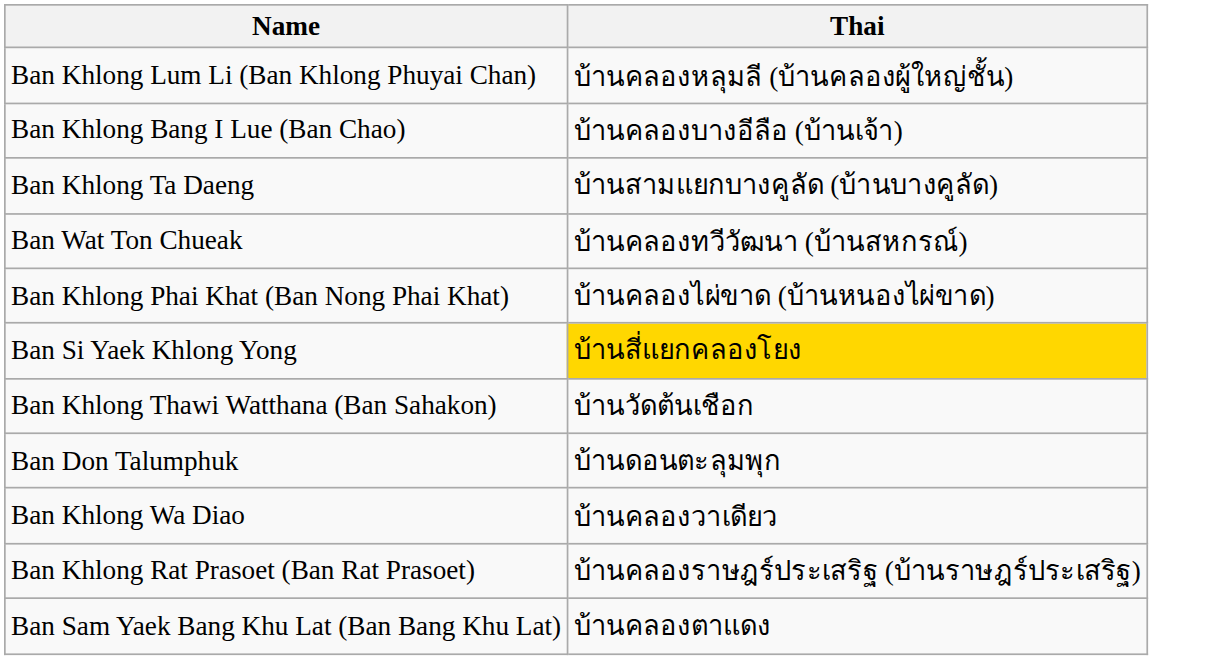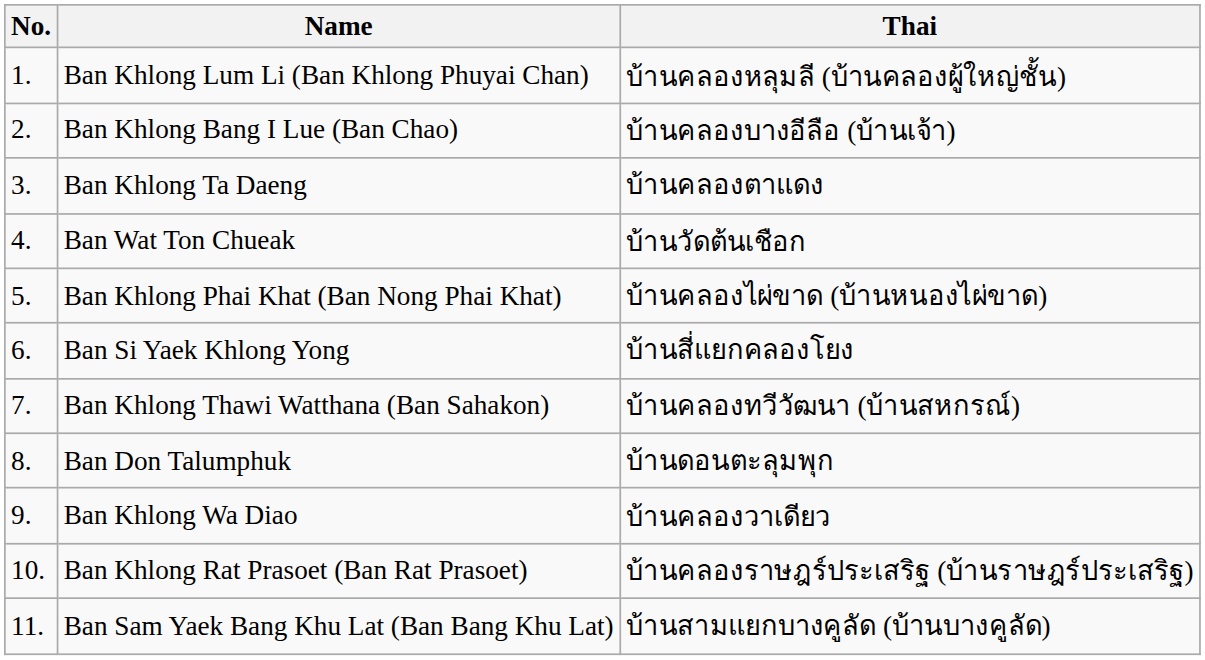+ column: (31, 26)
(786, 186) บ้านสามแยกบางคูลัด (บ้านบางคูลัด) -> (725, 186) บ้านคลองตาแดง
(771, 241) บ้านคลองทวีวัฒนา (บ้านสหกรณ์) -> (716, 241) บ้านวัดต้นเชือก
(688, 351) gold background -> (740, 351) no background
(664, 406) บ้านวัดต้นเชือก -> (823, 406) บ้านคลองทวีวัฒนา (บ้านสหกรณ์)
(672, 626) บ้านคลองตาแดง -> (838, 626) บ้านสามแยกบางคูลัด (บ้านบางคูลัด)
